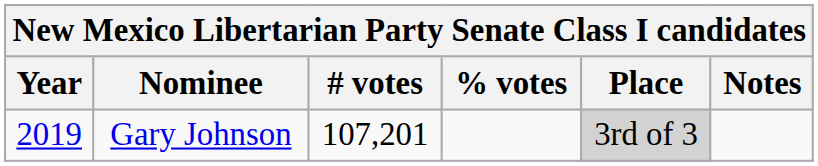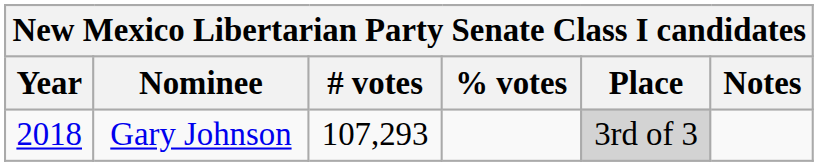(49, 134) 2019 -> (49, 134) 2018
(375, 134) 107,201 -> (375, 134) 107,293
